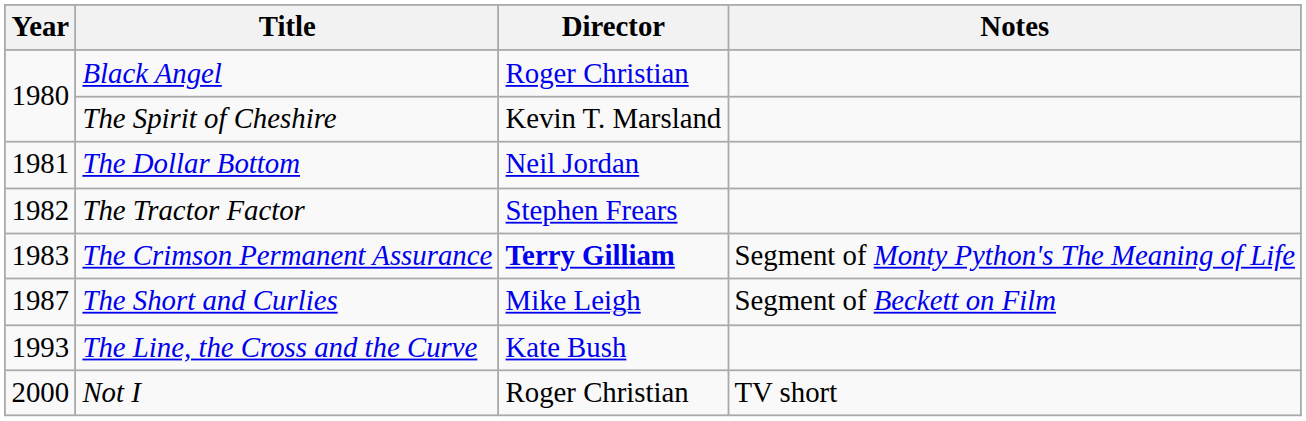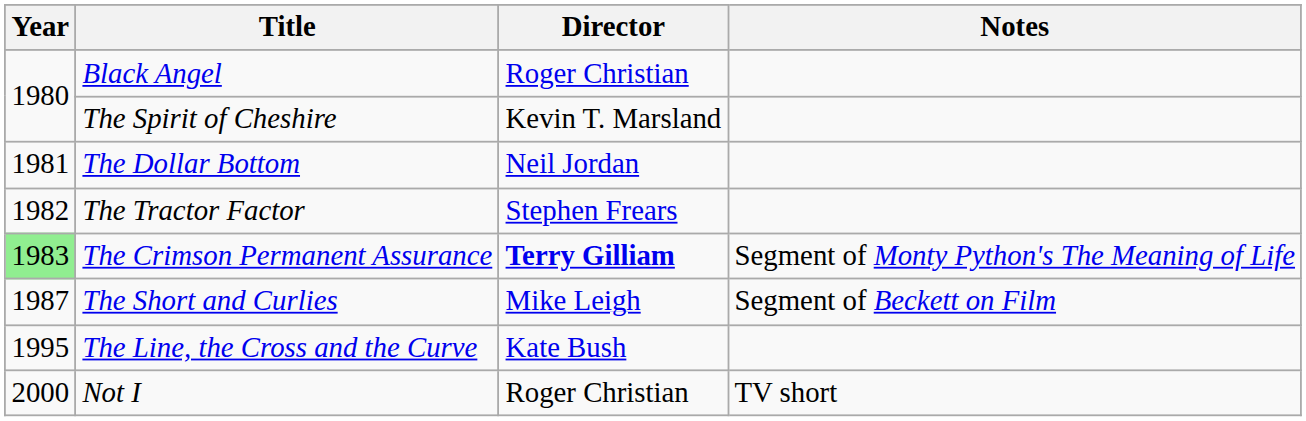(40, 255) no background -> (40, 255) lightgreen background
(40, 347) 1993 -> (40, 347) 1995
